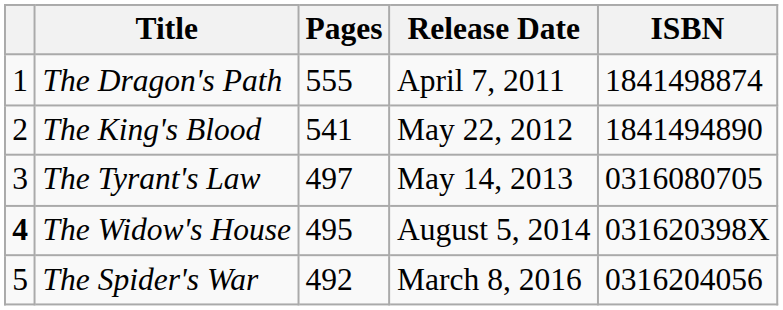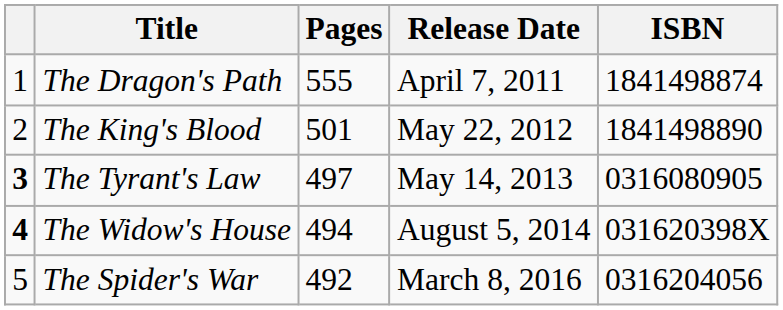(329, 129) 541 -> (329, 129) 501
(684, 129) 1841494890 -> (684, 129) 1841498890
(20, 179) normal -> (20, 179) bold
(684, 179) 0316080705 -> (684, 179) 0316080905
(329, 229) 495 -> (329, 229) 494
